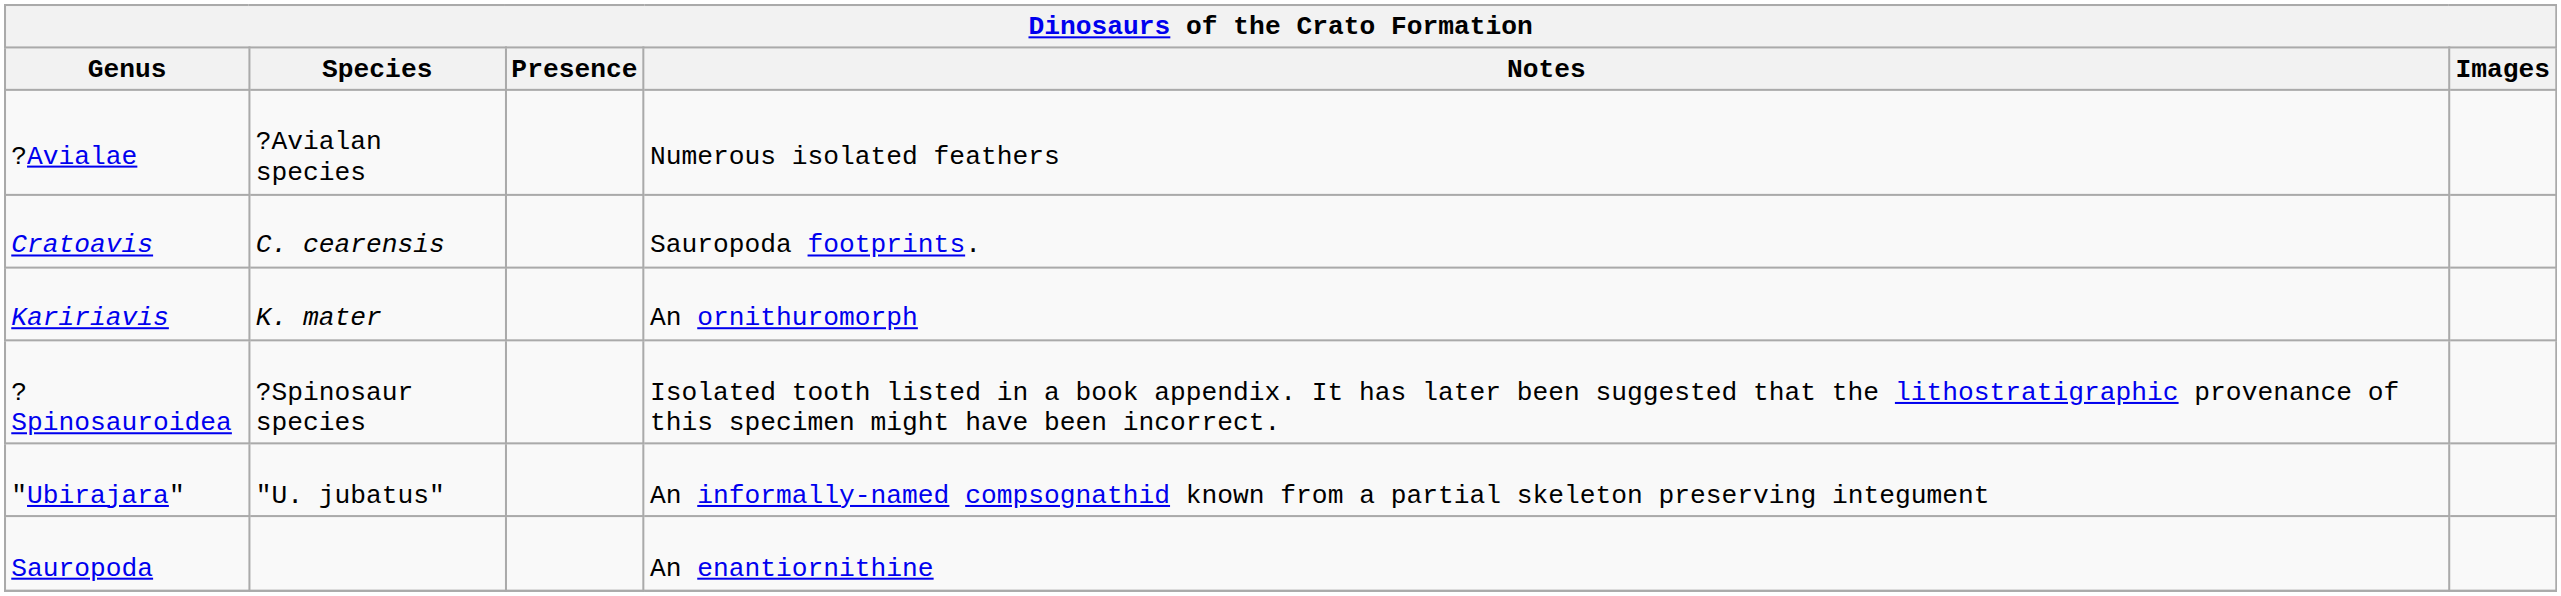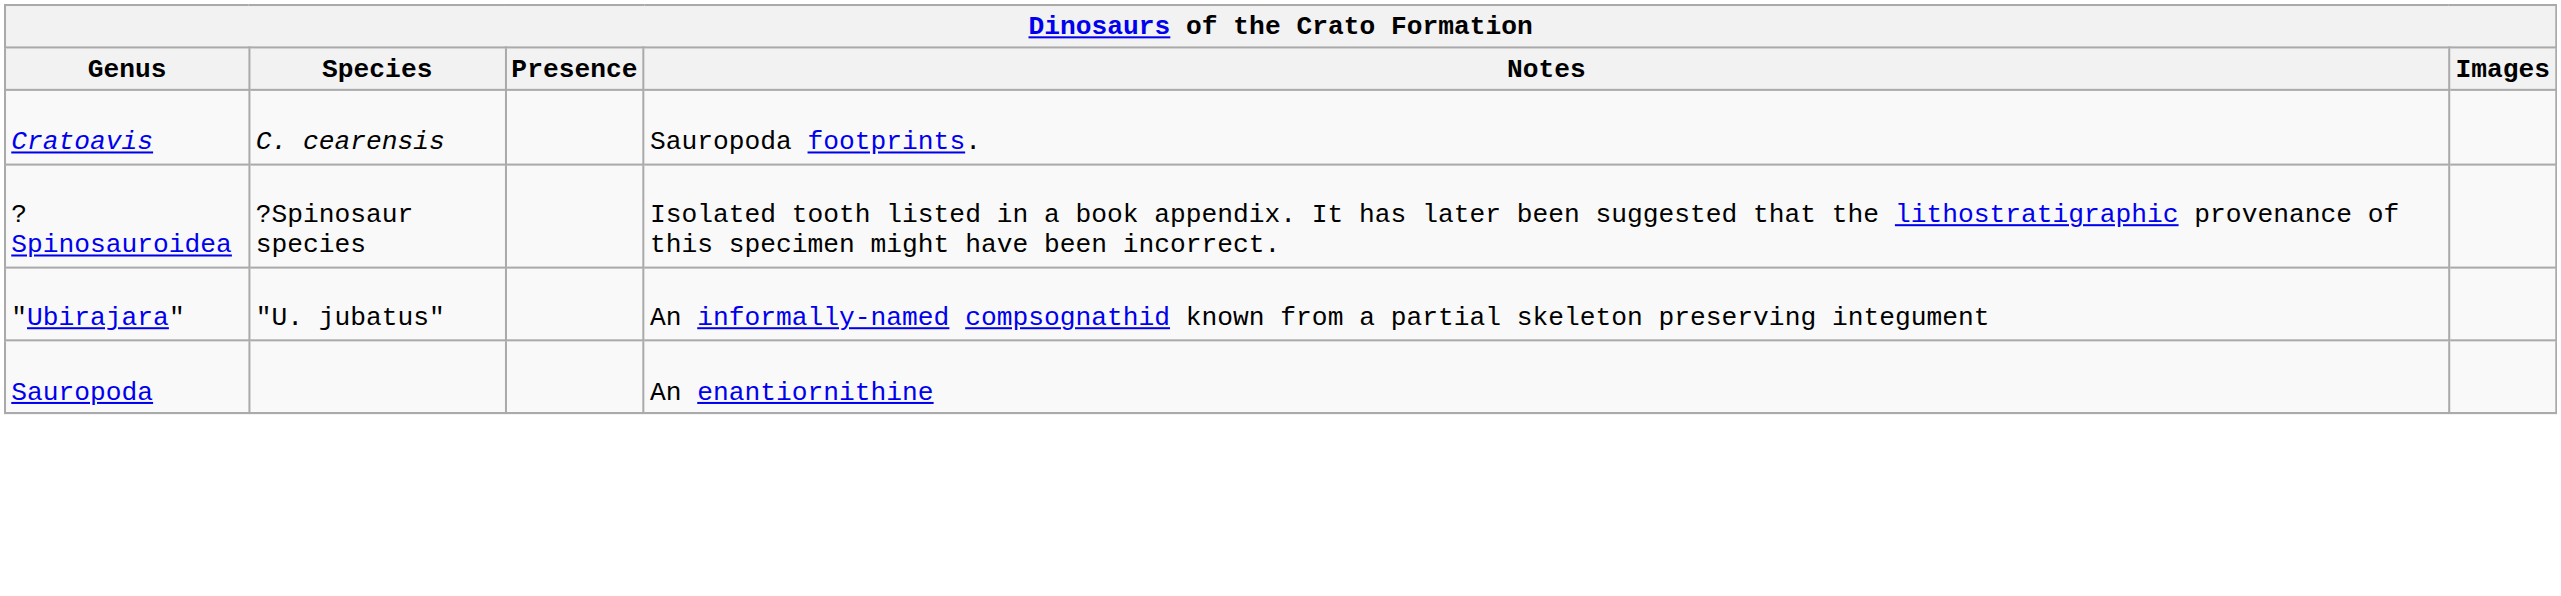- row: (74, 157)
- row: (90, 319)
